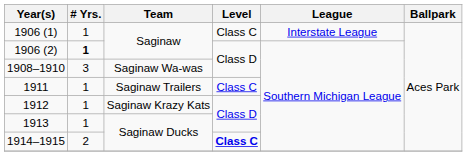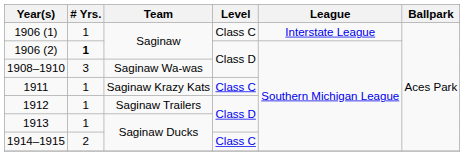(158, 87) Saginaw Trailers -> (158, 87) Saginaw Krazy Kats
(158, 105) Saginaw Krazy Kats -> (158, 105) Saginaw Trailers
(237, 142) bold -> (236, 142) normal
